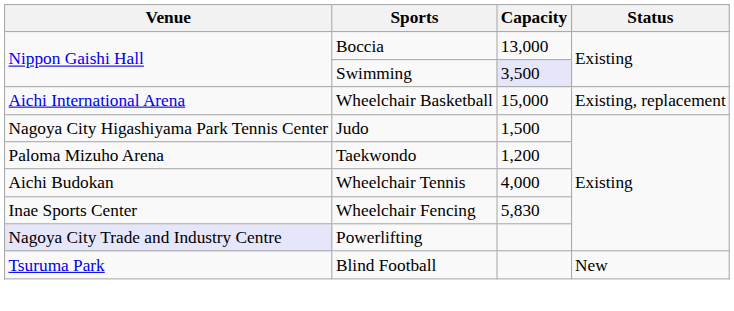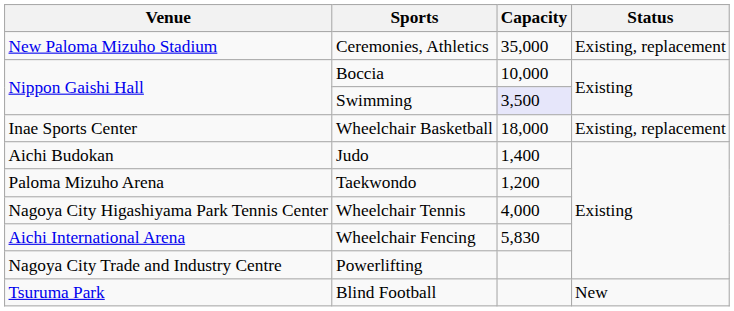+ row: (412, 45)
(525, 45) 13,000 -> (525, 73) 10,000
(97, 100) Aichi International Arena -> (73, 127) Inae Sports Center
(525, 100) 15,000 -> (525, 127) 18,000
(168, 127) Nagoya City Higashiyama Park Tennis Center -> (61, 155) Aichi Budokan
(520, 127) 1,500 -> (520, 155) 1,400
(61, 182) Aichi Budokan -> (168, 210) Nagoya City Higashiyama Park Tennis Center
(73, 210) Inae Sports Center -> (97, 237) Aichi International Arena
(145, 237) lavender background -> (145, 264) no background
